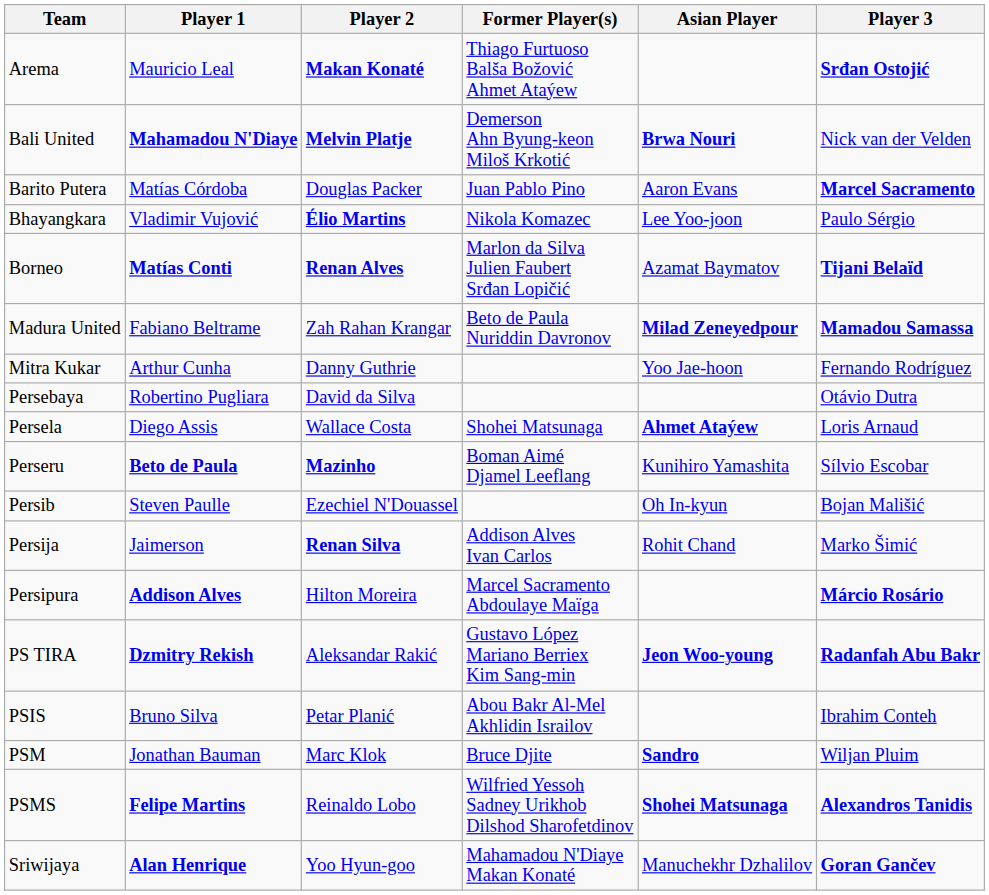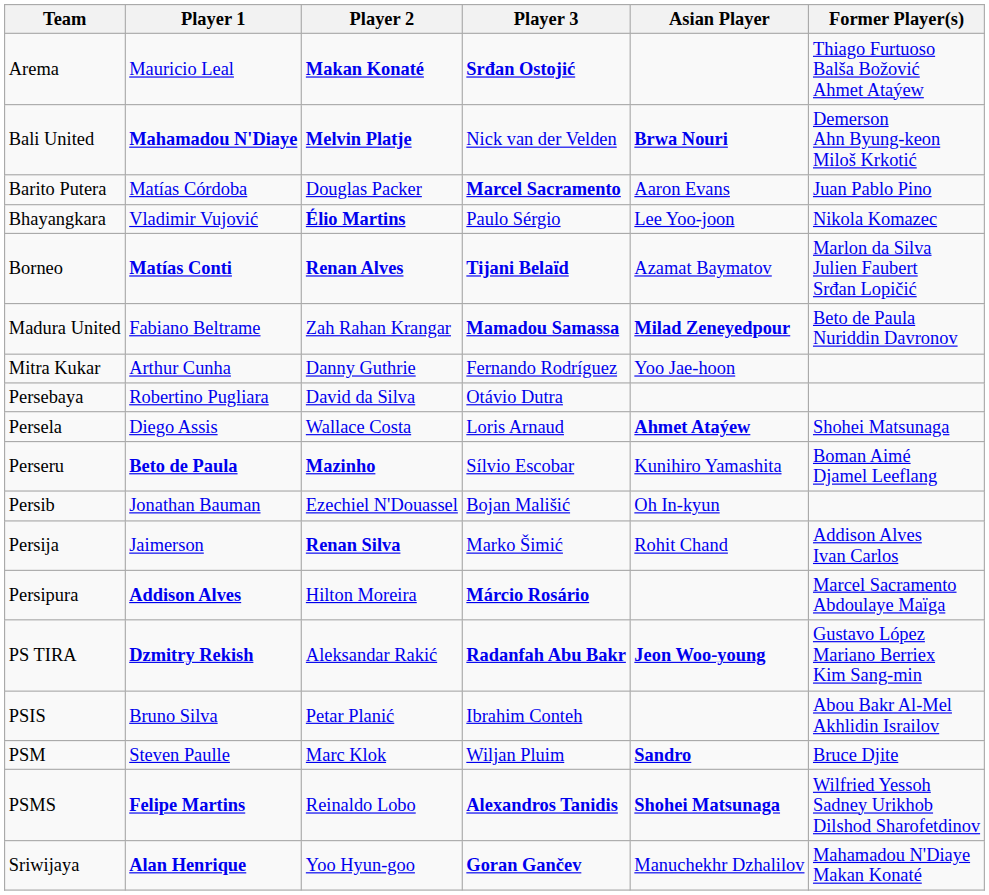columns swapped: (900, 19) <-> (550, 19)
(180, 505) Steven Paulle -> (195, 505) Jonathan Bauman
(195, 755) Jonathan Bauman -> (180, 755) Steven Paulle
